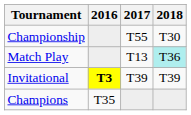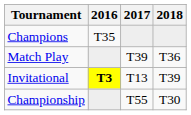rows swapped: (46, 36) <-> (38, 99)
(137, 57) T13 -> (137, 57) T39
(170, 57) paleturquoise background -> (170, 57) no background
(137, 78) T39 -> (137, 78) T13
